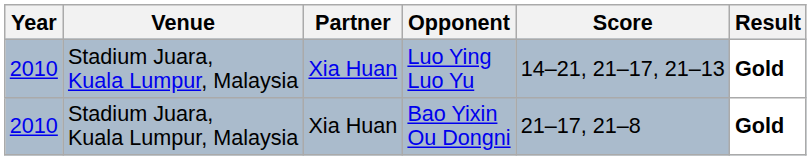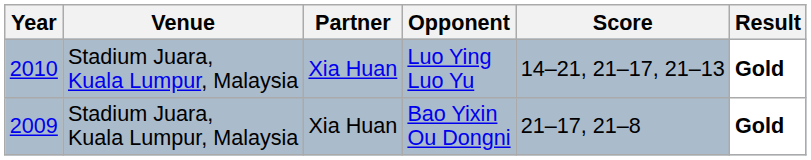(34, 126) 2010 -> (34, 126) 2009
